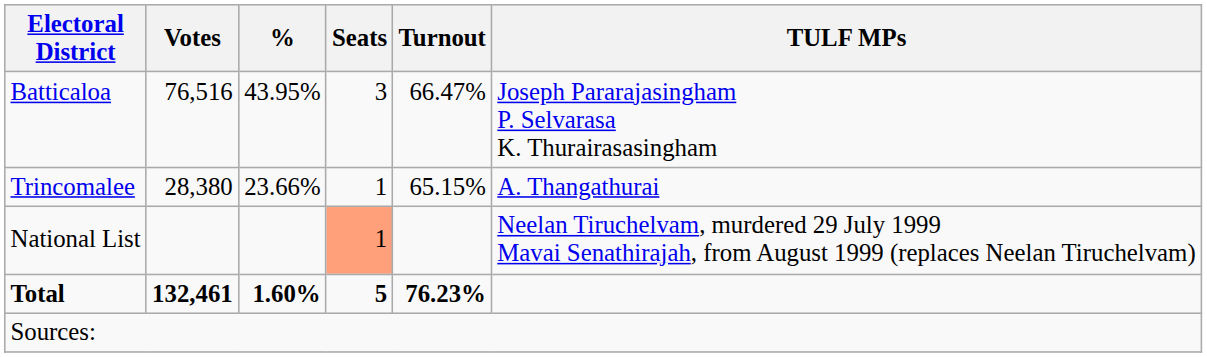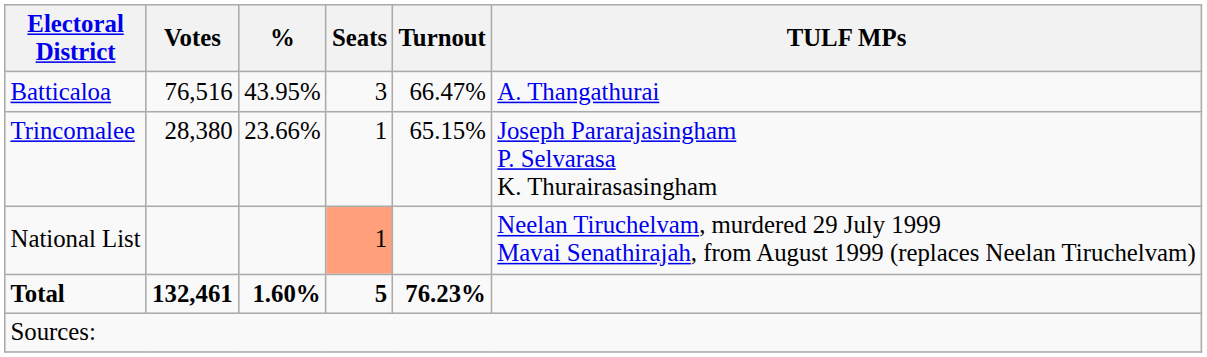(617, 119) Joseph Pararajasingham P. Selvarasa K. Thurairasasingham -> (578, 91) A. Thangathurai
(578, 186) A. Thangathurai -> (617, 158) Joseph Pararajasingham P. Selvarasa K. Thurairasasingham
